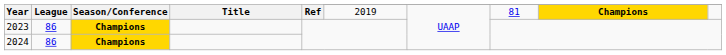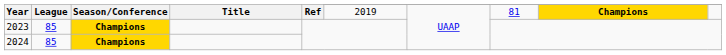(51, 27) 86 -> (51, 27) 85
(51, 42) 86 -> (51, 42) 85
